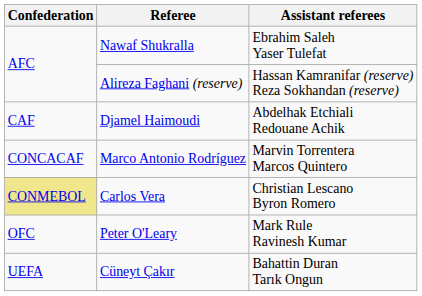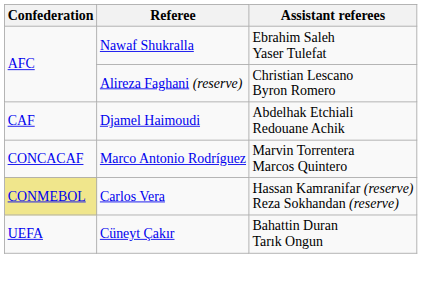(333, 83) Hassan Kamranifar (reserve) Reza Sokhandan (reserve) -> (303, 83) Christian Lescano Byron Romero
(303, 196) Christian Lescano Byron Romero -> (333, 196) Hassan Kamranifar (reserve) Reza Sokhandan (reserve)
- row: (138, 234)
